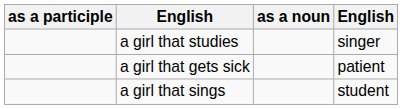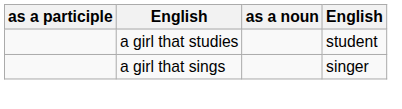(359, 41) singer -> (352, 41) student
- row: (185, 66)
(363, 91) student -> (347, 66) singer
